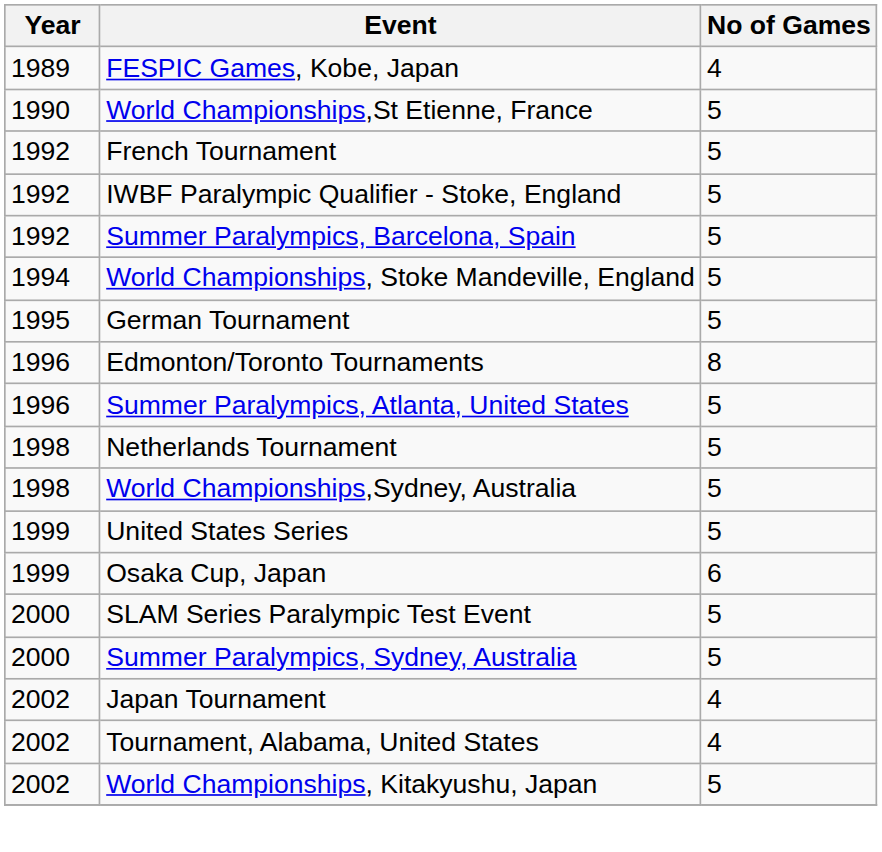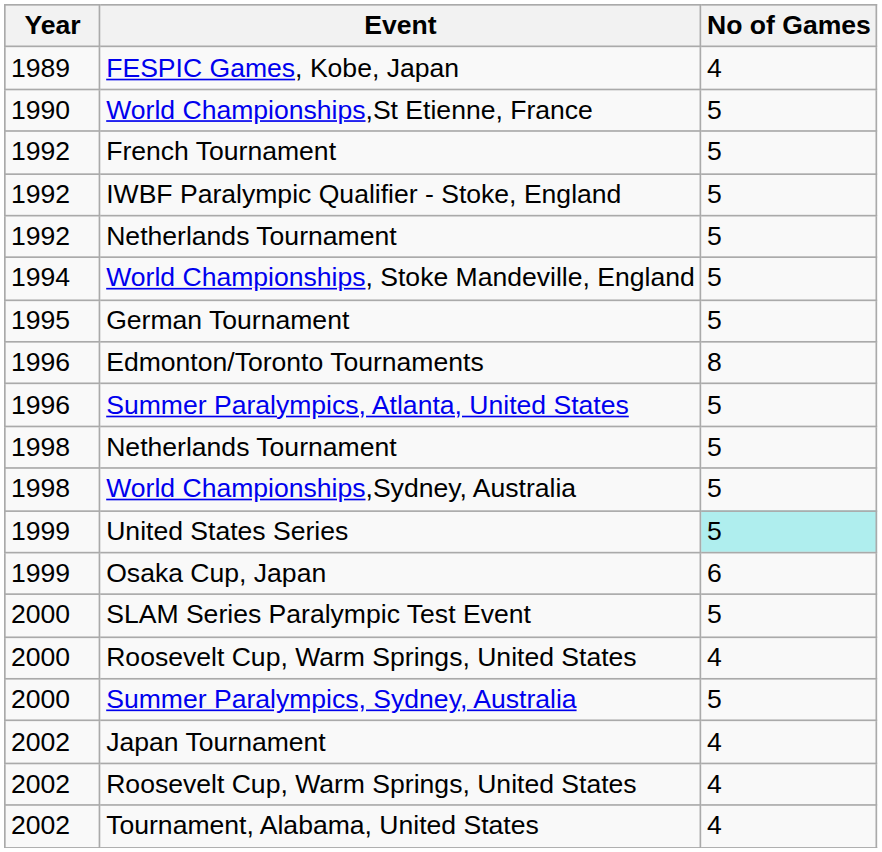+ row: (40, 236)
- row: (40, 236)
(714, 531) no background -> (714, 531) paleturquoise background
+ row: (40, 657)
+ row: (40, 783)
- row: (40, 783)
